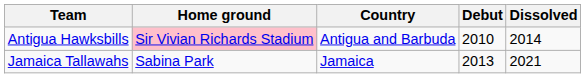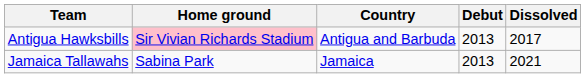(478, 38) 2010 -> (478, 38) 2013
(526, 38) 2014 -> (526, 38) 2017
